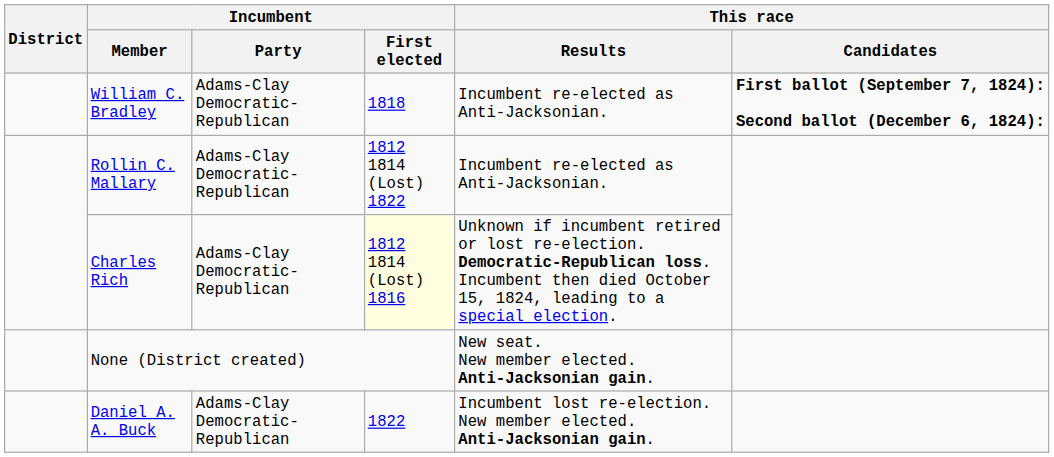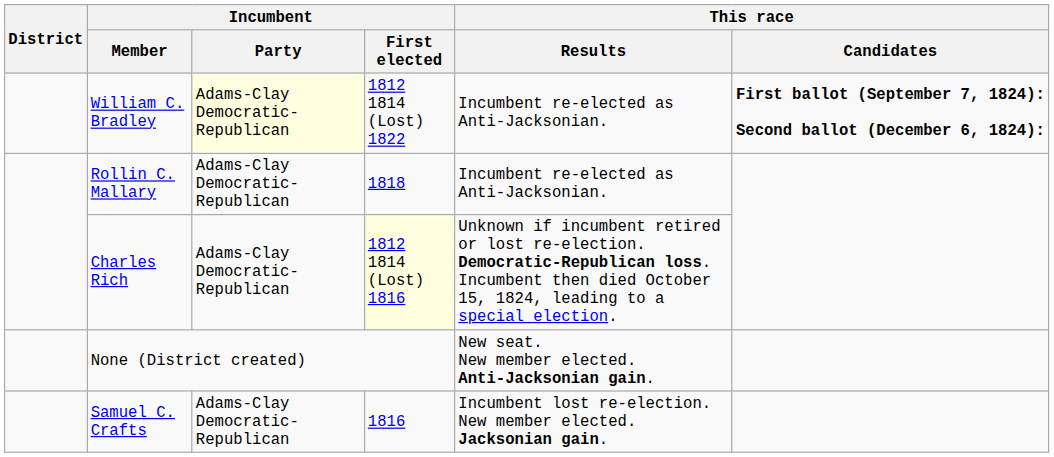(247, 104) no background -> (247, 113) lightyellow background
(387, 104) 1818 -> (396, 113) 1812 1814 (Lost) 1822
(396, 175) 1812 1814 (Lost) 1822 -> (387, 184) 1818
+ row: (133, 422)
- row: (133, 422)
